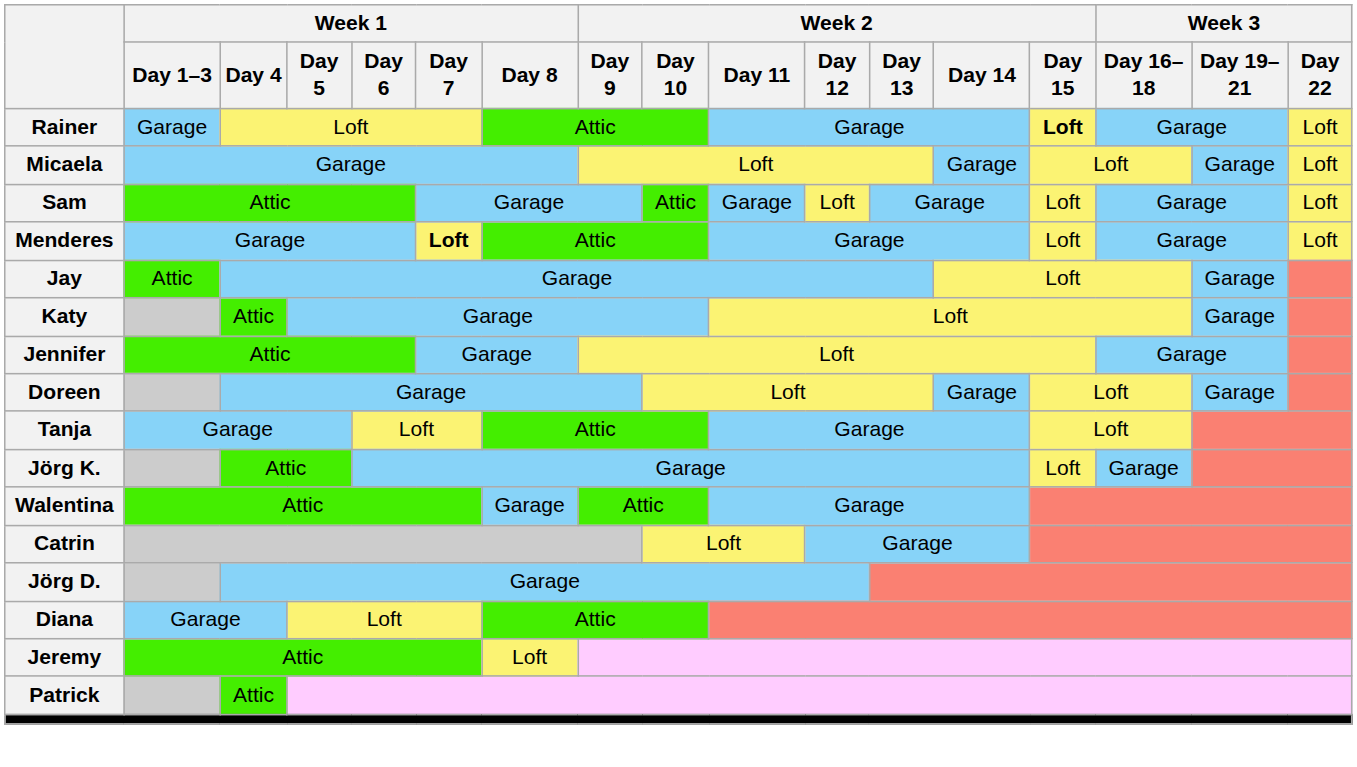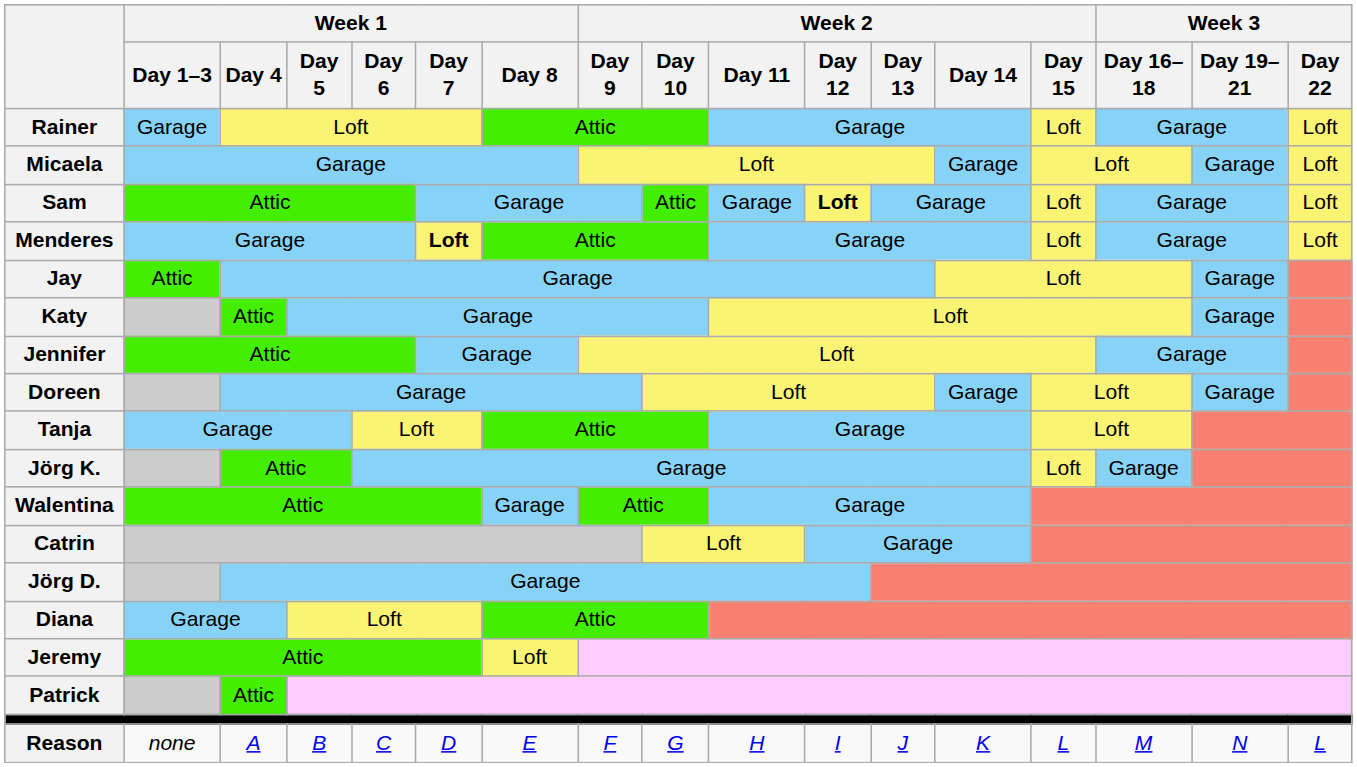(1063, 126) bold -> (1063, 126) normal
(837, 202) normal -> (838, 202) bold
+ row: (64, 742)
